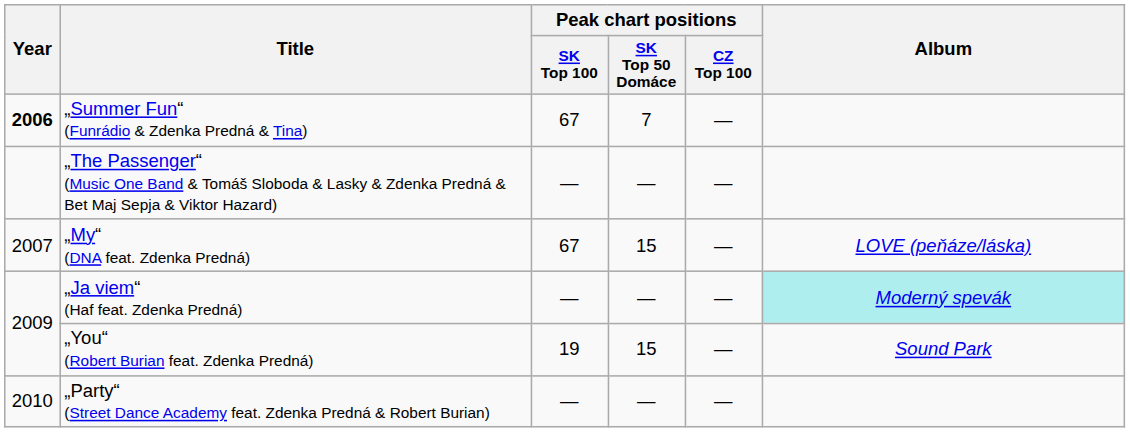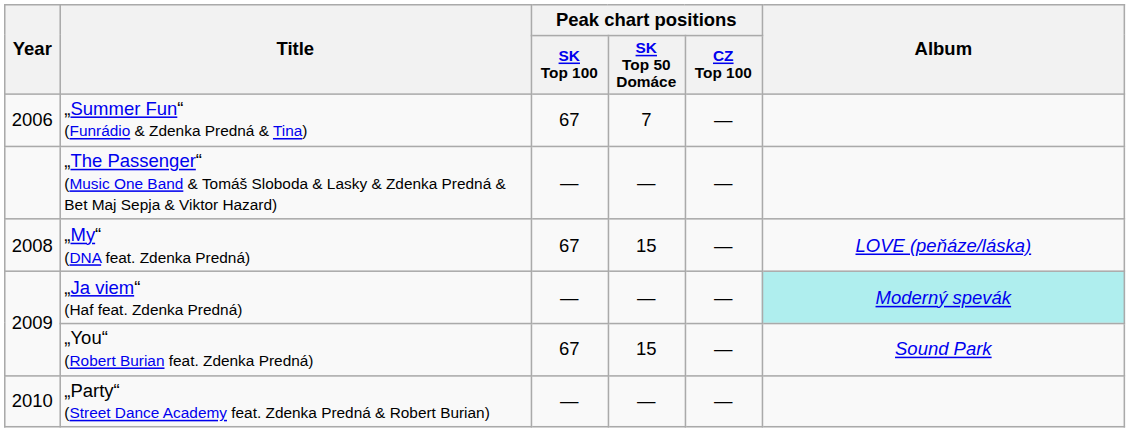(32, 120) bold -> (32, 120) normal
(32, 245) 2007 -> (32, 245) 2008
(569, 349) 19 -> (569, 349) 67
